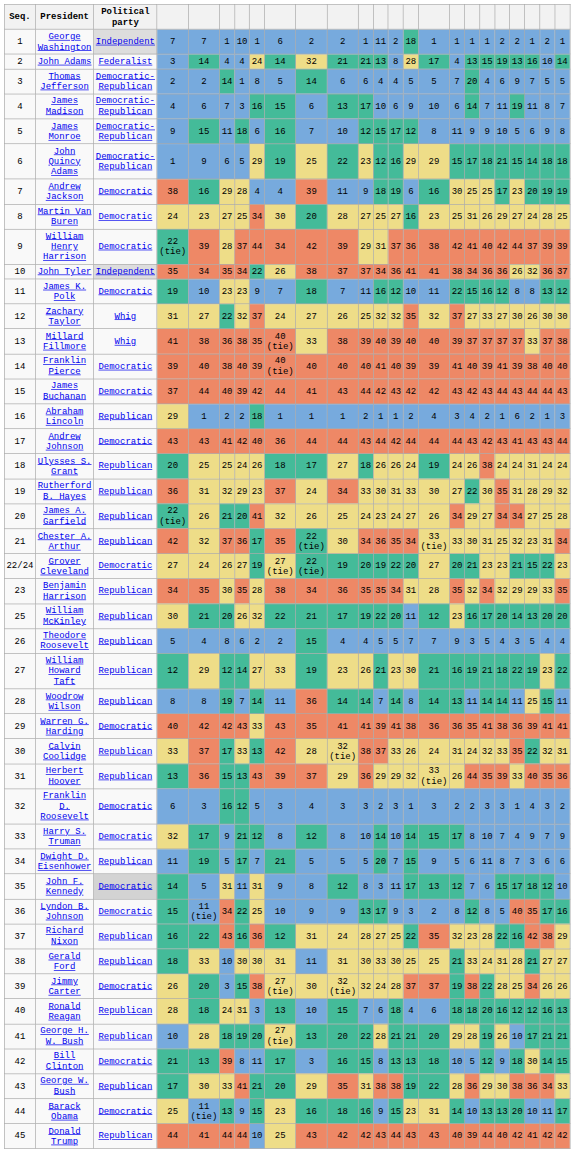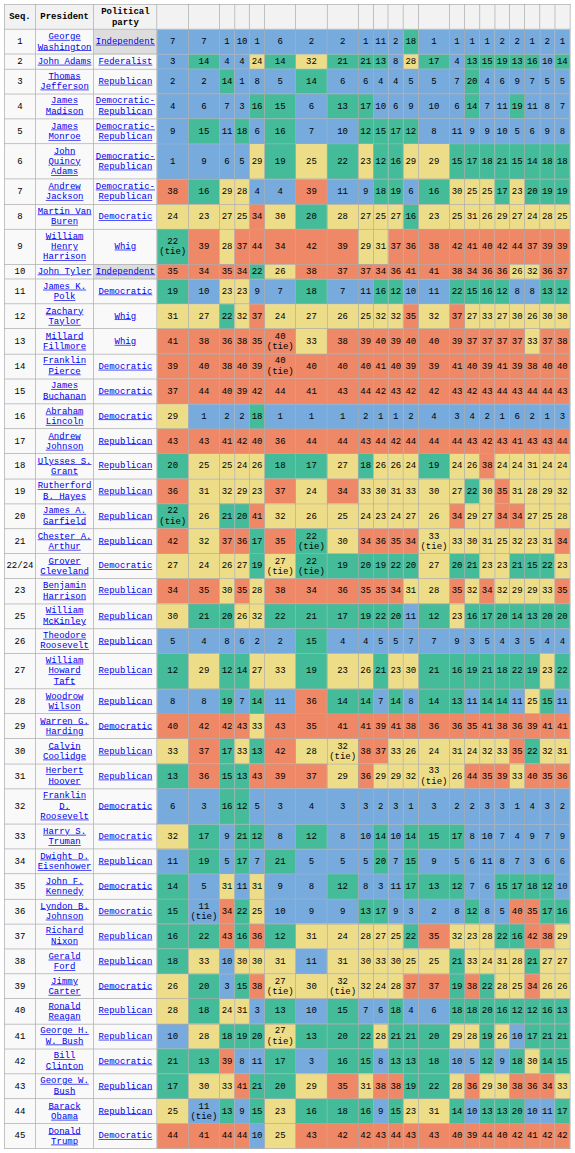(125, 81) Democratic-Republican -> (125, 81) Republican
(125, 192) Democratic -> (125, 192) Democratic-Republican
(125, 247) Democratic -> (125, 247) Whig
(125, 416) Republican -> (125, 416) Democratic
(125, 441) Democratic -> (125, 441) Republican
(125, 886) lightgrey background -> (125, 886) no background
(125, 1111) Democratic -> (125, 1111) Republican
(125, 1136) Republican -> (125, 1136) Democratic
